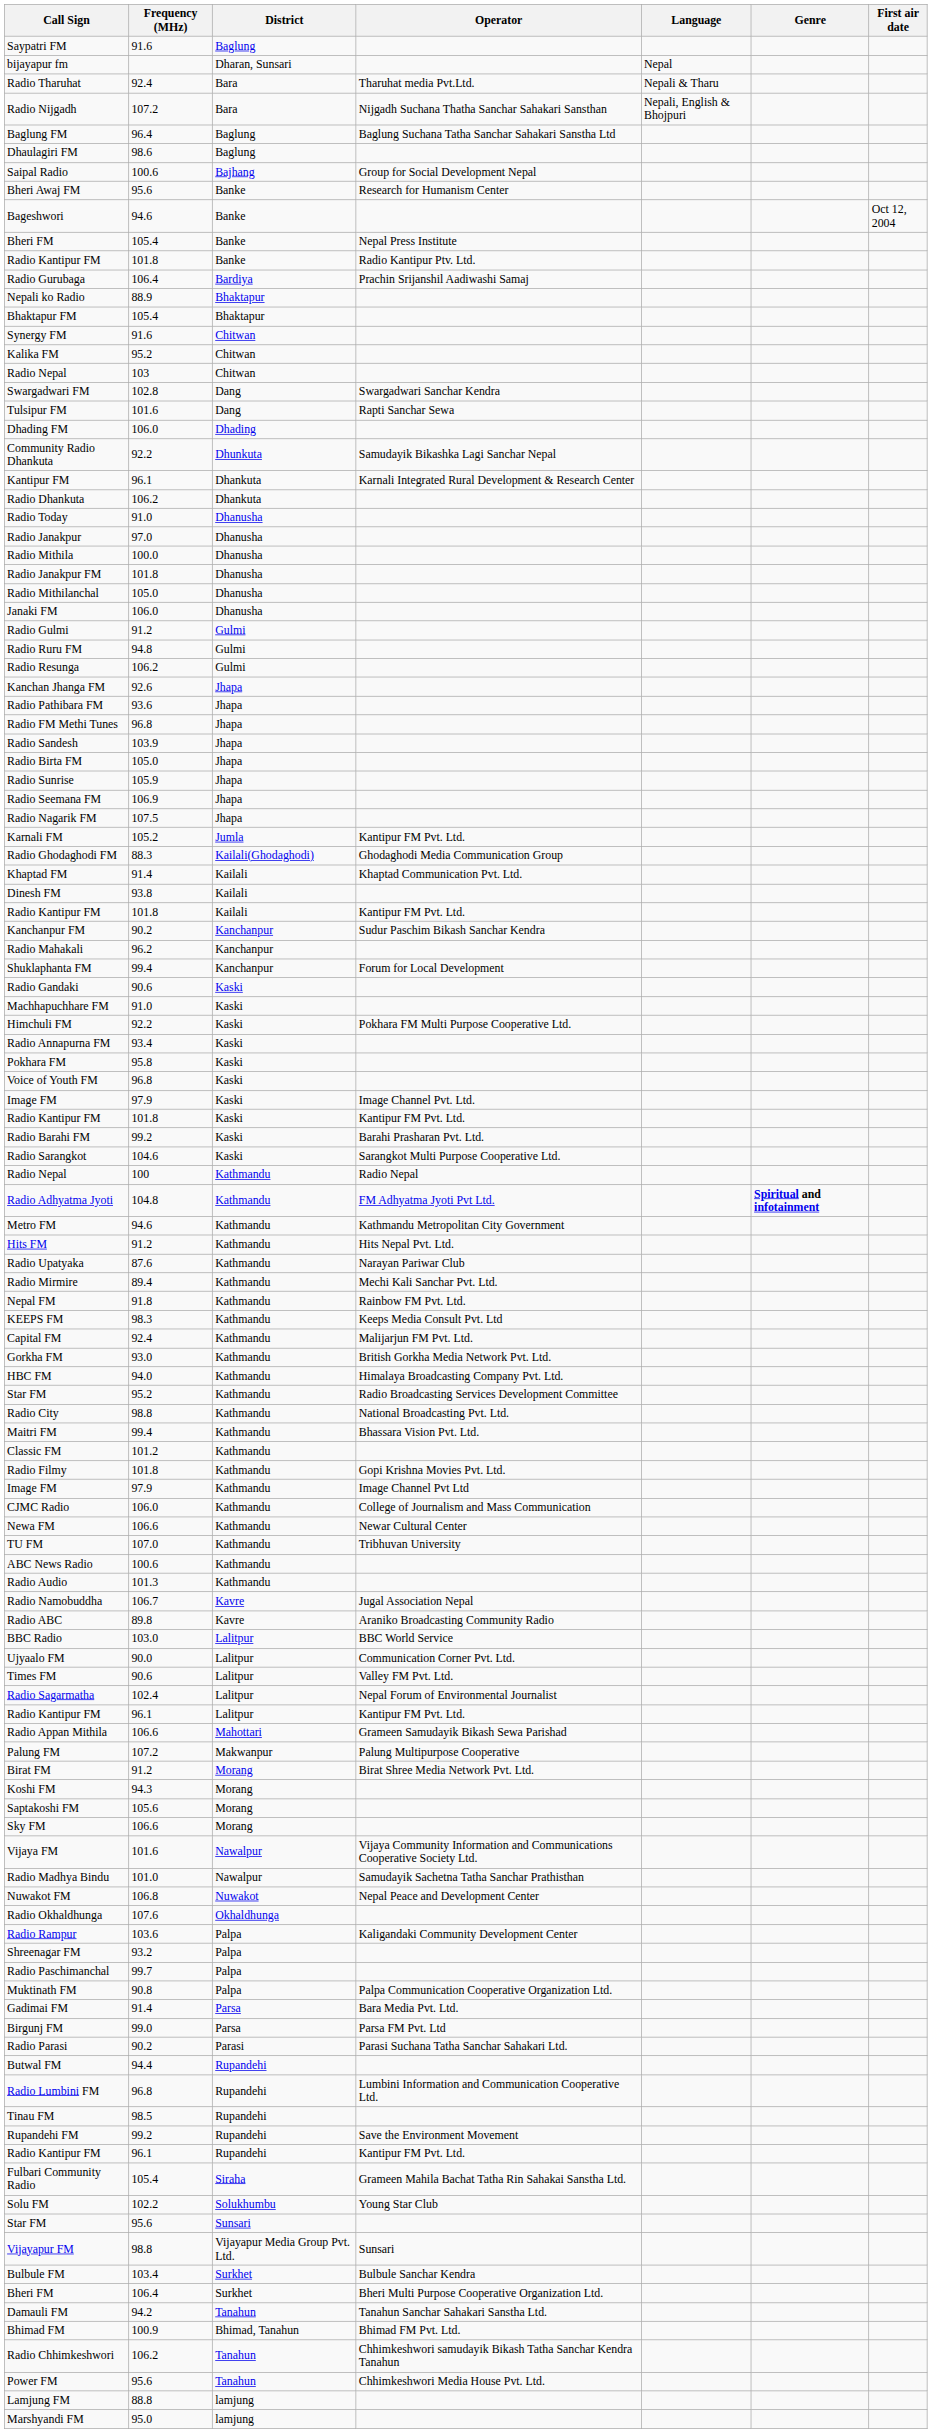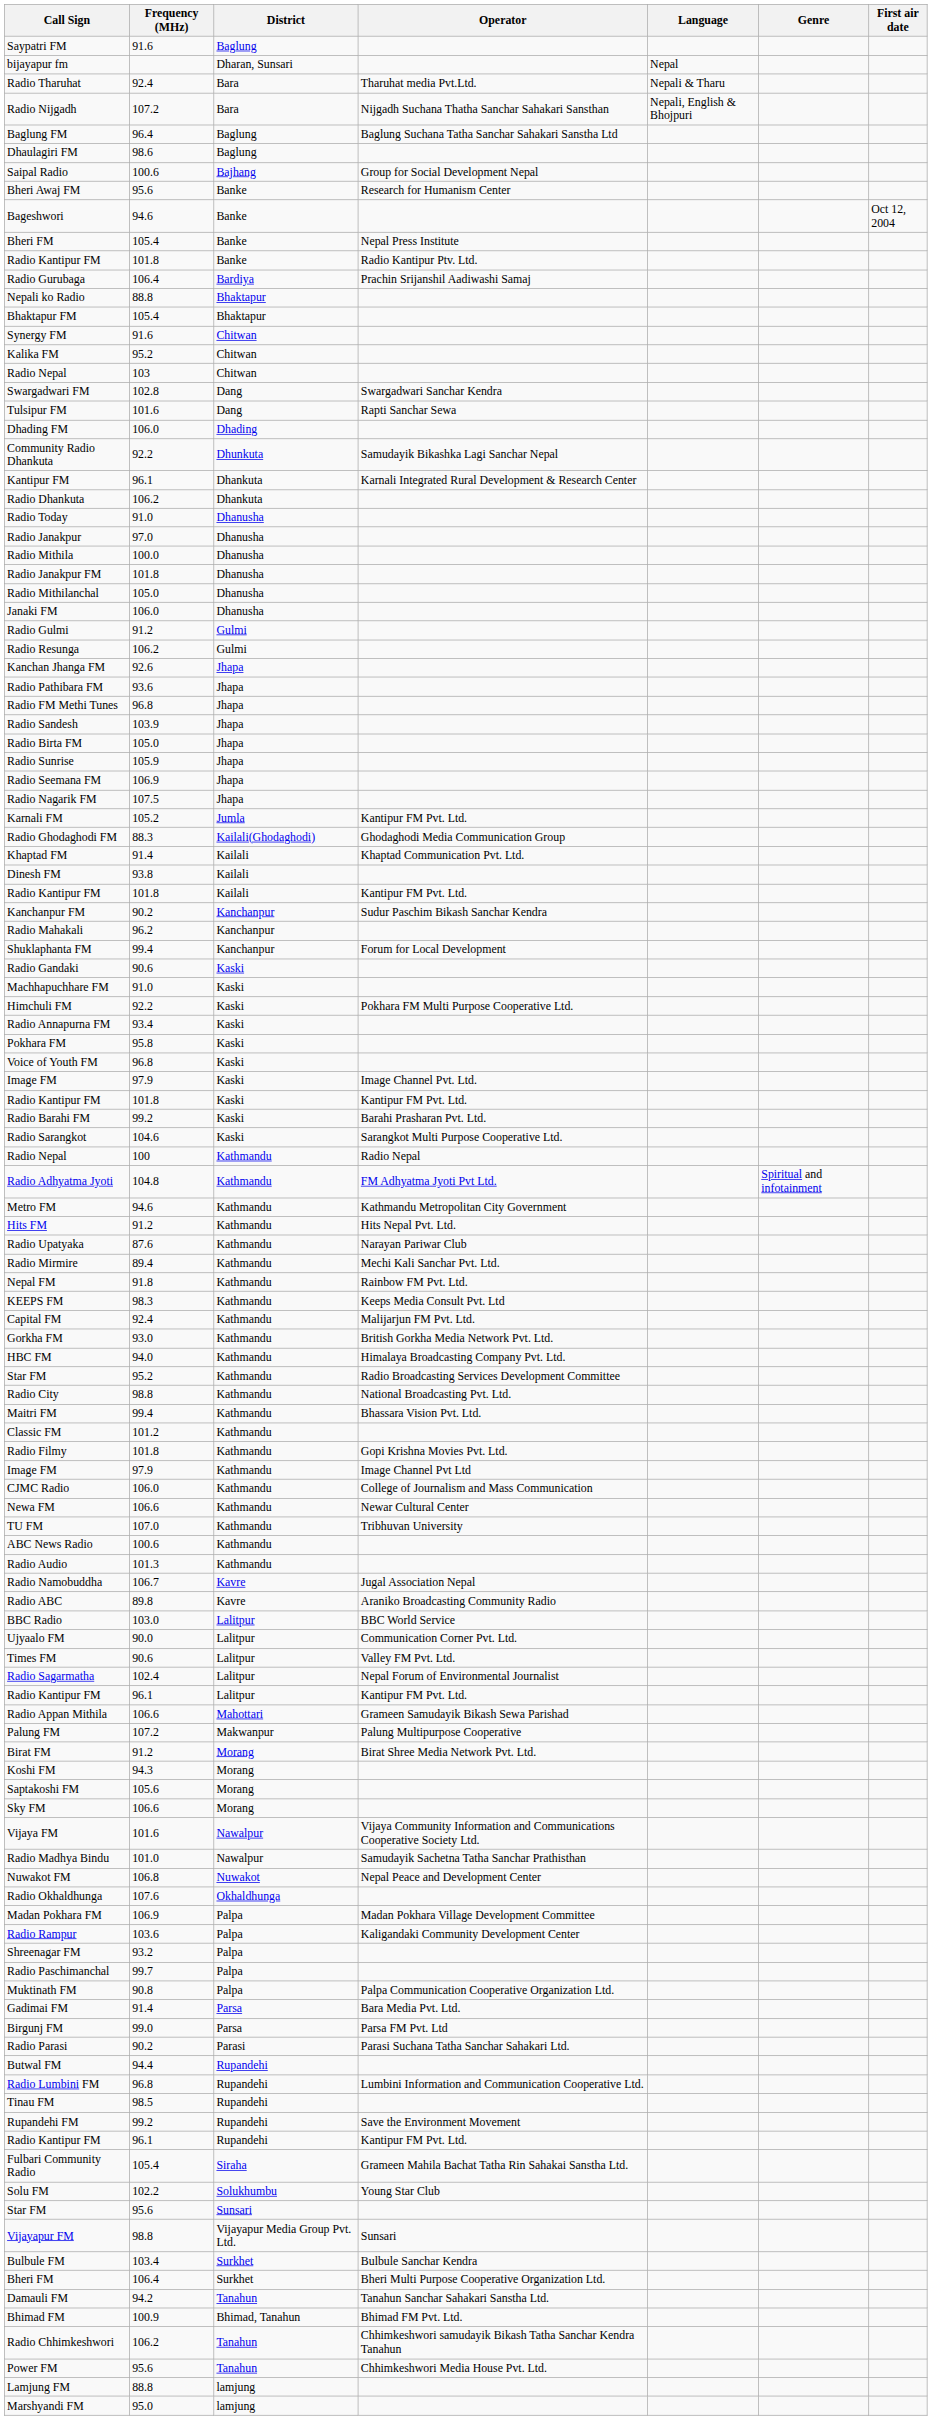(142, 297) 88.9 -> (143, 297) 88.8
- row: (45, 649)
(788, 1200) bold -> (792, 1181) normal
+ row: (54, 1915)
